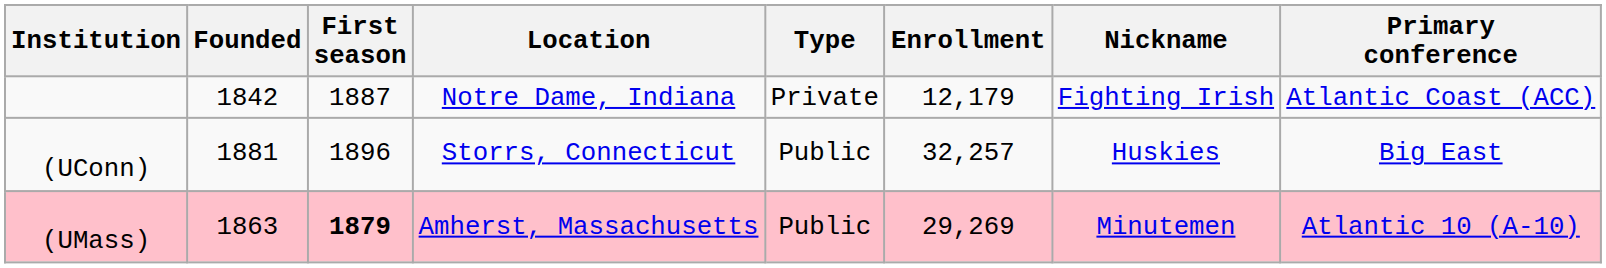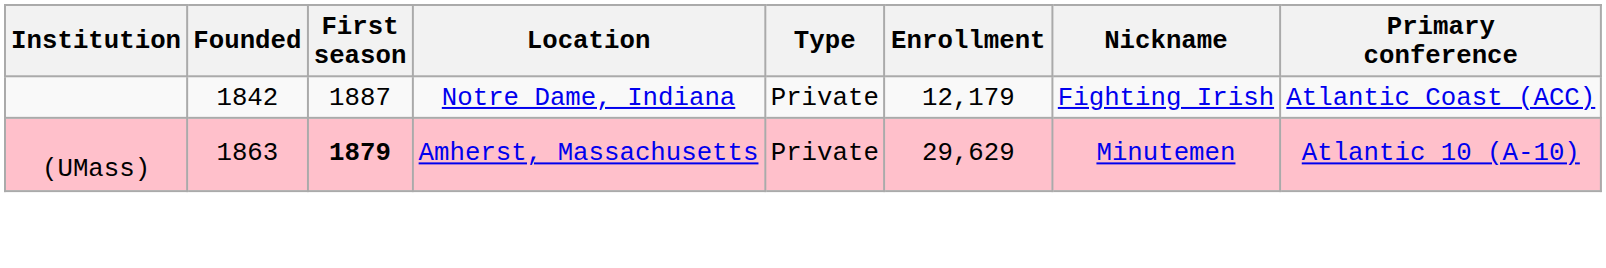- row: (96, 169)
(825, 226) Public -> (825, 154) Private
(968, 226) 29,269 -> (968, 154) 29,629
